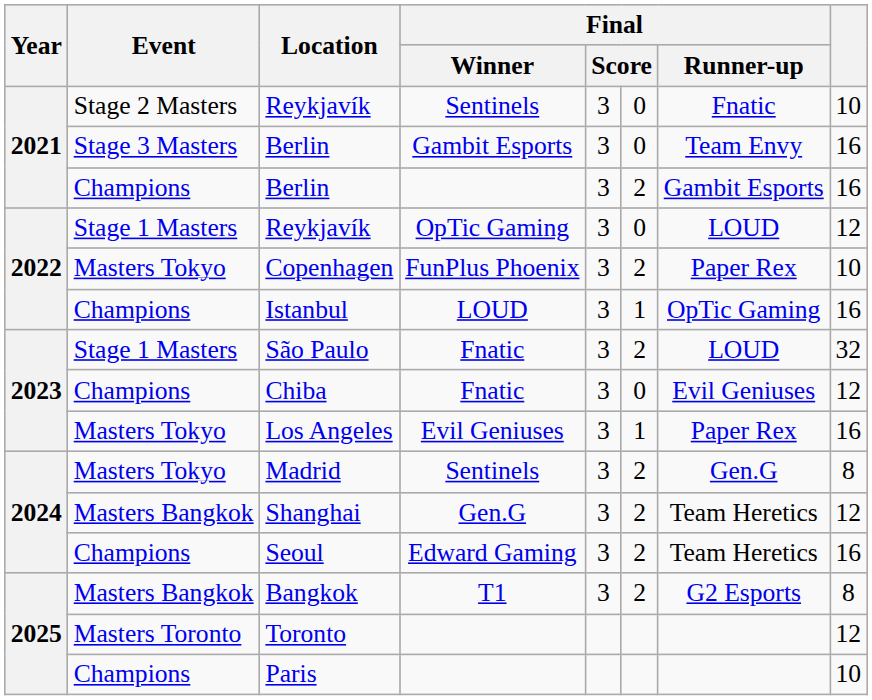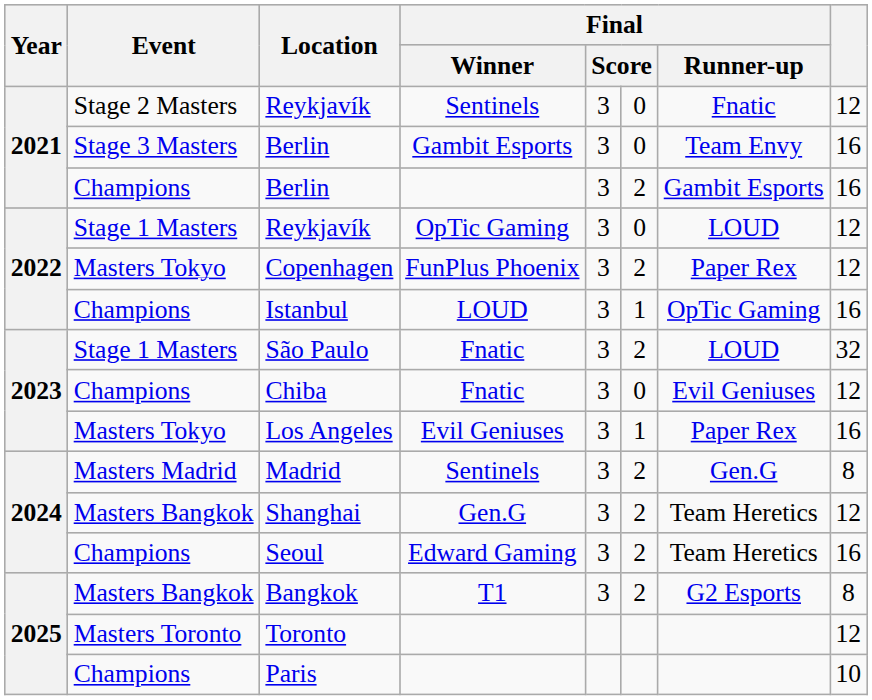(848, 106) 10 -> (848, 106) 12
(848, 268) 10 -> (848, 268) 12
(150, 471) Masters Tokyo -> (155, 471) Masters Madrid
